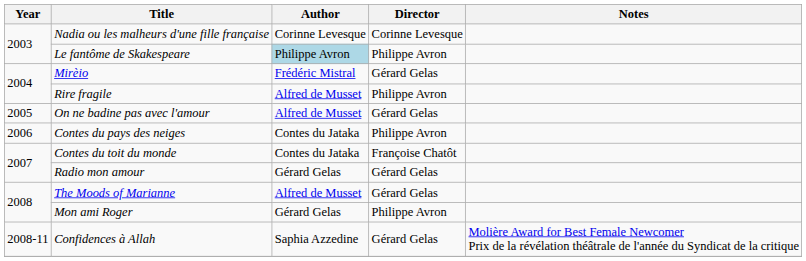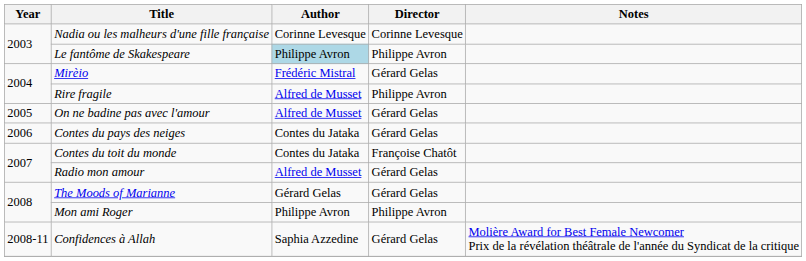(409, 133) Philippe Avron -> (405, 133) Gérard Gelas
(308, 172) Gérard Gelas -> (318, 172) Alfred de Musset
(318, 192) Alfred de Musset -> (308, 192) Gérard Gelas
(308, 212) Gérard Gelas -> (312, 212) Philippe Avron
